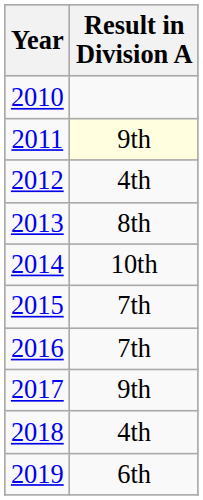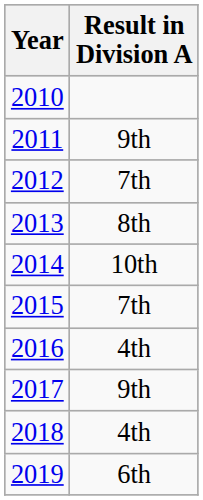(134, 138) lightyellow background -> (134, 138) no background
(134, 180) 4th -> (134, 180) 7th
(134, 348) 7th -> (134, 348) 4th
